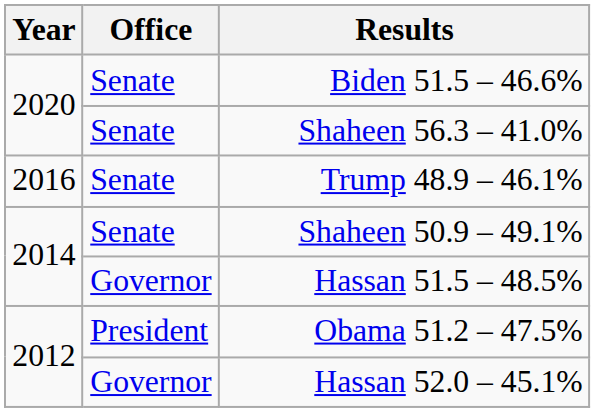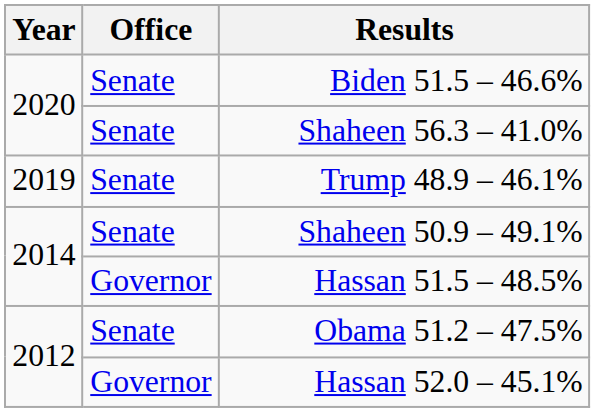(44, 180) 2016 -> (44, 180) 2019
(149, 331) President -> (132, 331) Senate
